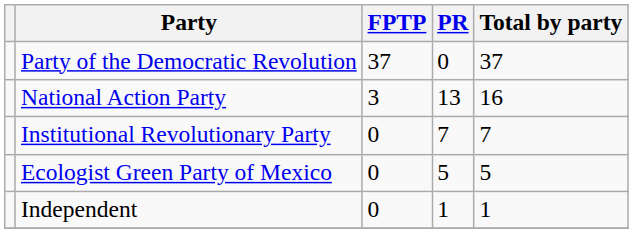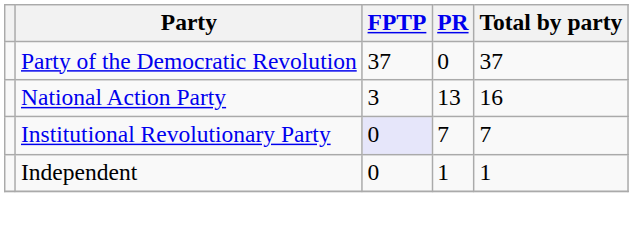(373, 135) no background -> (373, 135) lavender background
- row: (176, 172)
